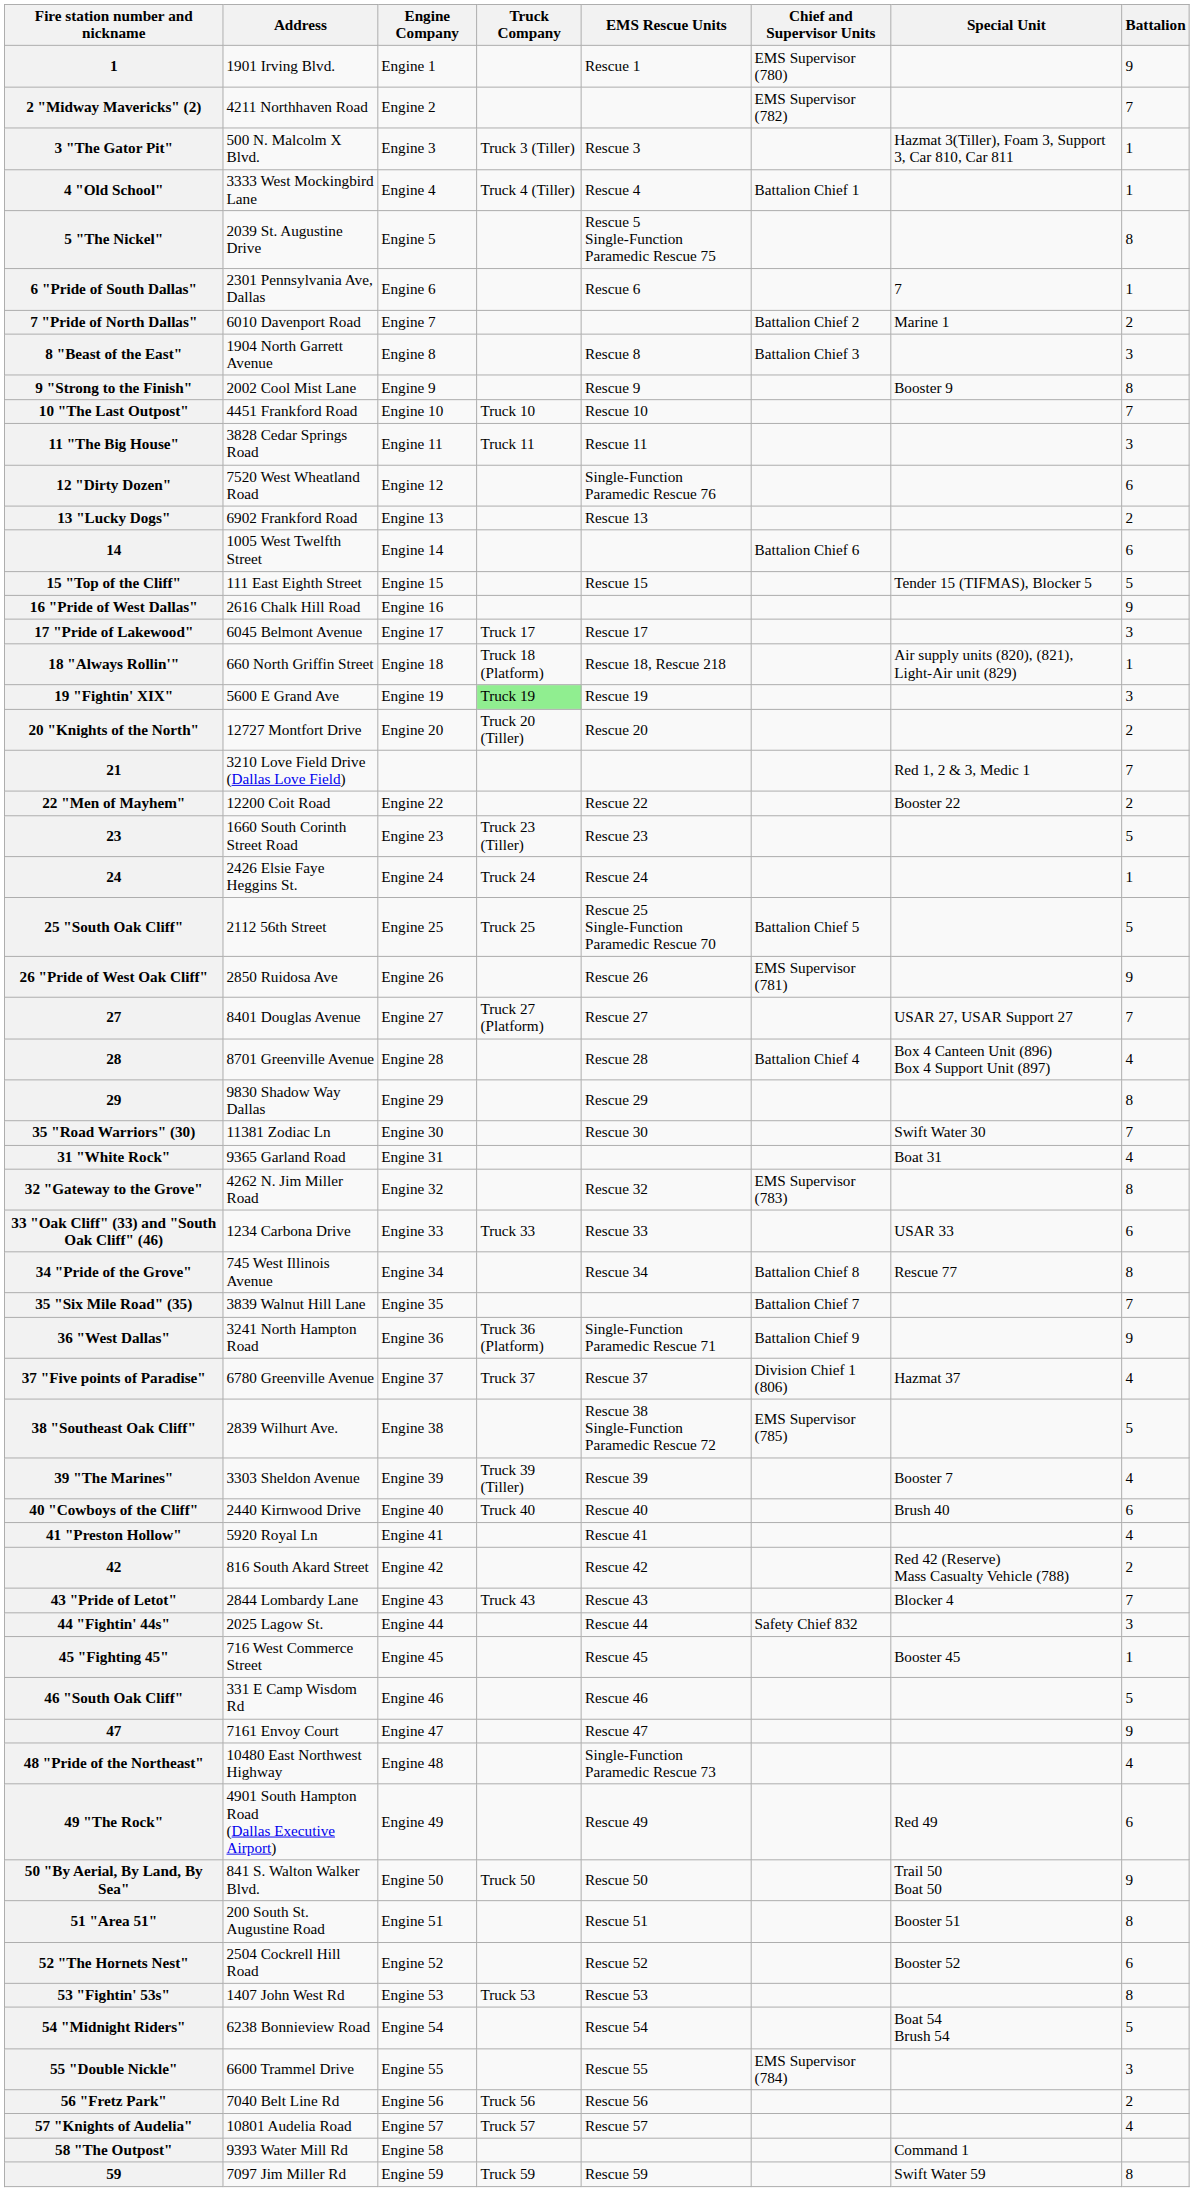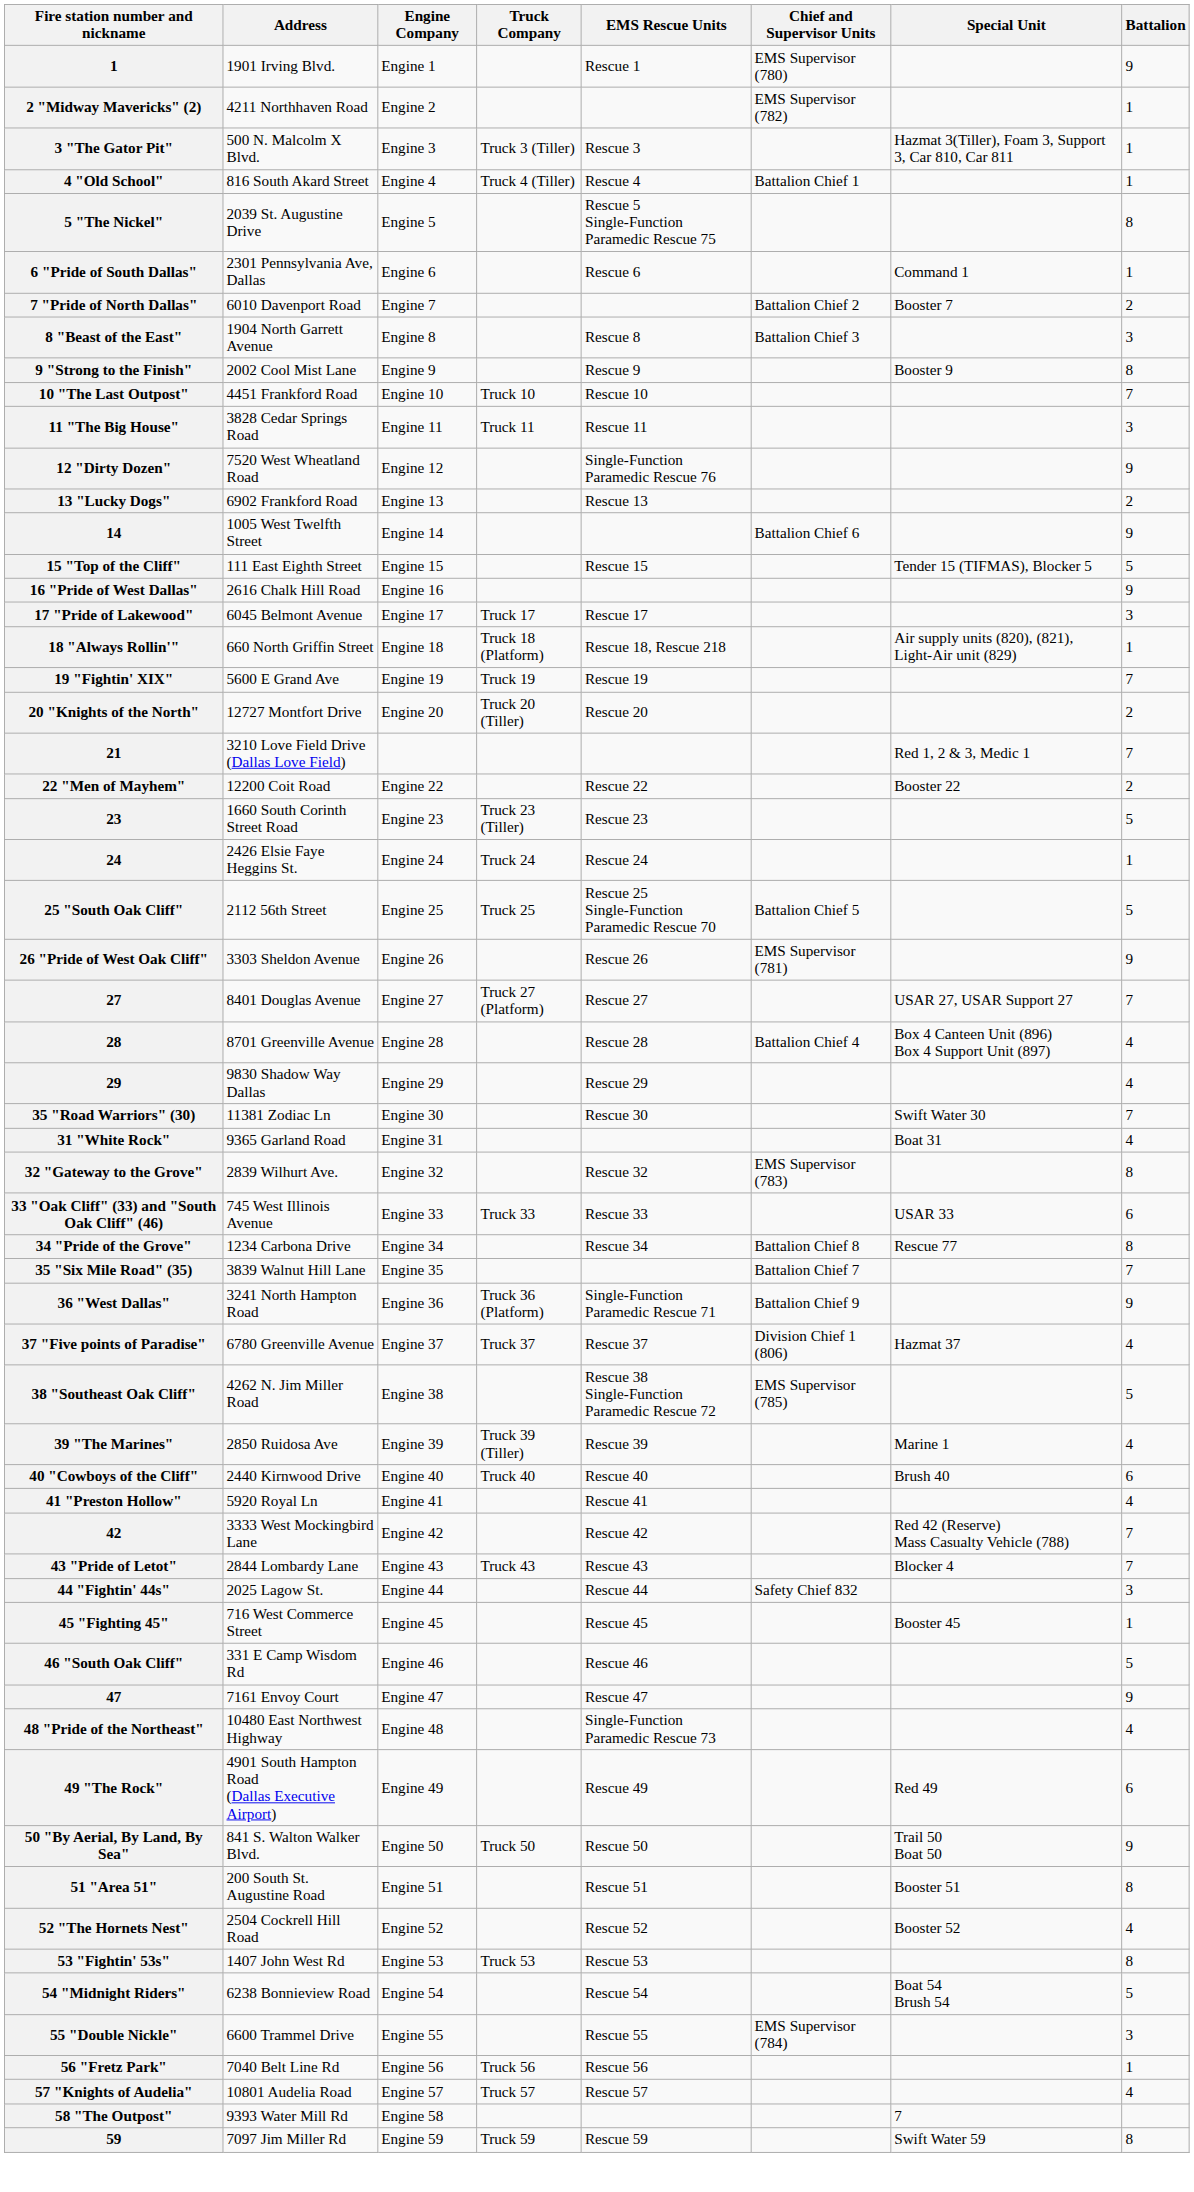(1129, 107) 7 -> (1129, 107) 1
(300, 189) 3333 West Mockingbird Lane -> (298, 181) 816 South Akard Street
(898, 289) 7 -> (932, 272) Command 1
(922, 322) Marine 1 -> (924, 304) Booster 7
(1129, 485) 6 -> (1129, 468) 9
(1129, 550) 6 -> (1129, 533) 9
(508, 696) lightgreen background -> (508, 679) no background
(1129, 696) 3 -> (1129, 679) 7
(282, 976) 2850 Ruidosa Ave -> (293, 959) 3303 Sheldon Avenue
(1129, 1100) 8 -> (1129, 1083) 4
(285, 1189) 4262 N. Jim Miller Road -> (282, 1172) 2839 Wilhurt Ave.
(289, 1231) 1234 Carbona Drive -> (278, 1213) 745 West Illinois Avenue
(278, 1272) 745 West Illinois Avenue -> (289, 1246) 1234 Carbona Drive
(282, 1428) 2839 Wilhurt Ave. -> (285, 1394) 4262 N. Jim Miller Road
(293, 1478) 3303 Sheldon Avenue -> (282, 1444) 2850 Ruidosa Ave
(924, 1478) Booster 7 -> (922, 1444) Marine 1
(298, 1567) 816 South Akard Street -> (300, 1533) 3333 West Mockingbird Lane
(1129, 1567) 2 -> (1129, 1533) 7
(1129, 1962) 6 -> (1129, 1928) 4
(1129, 2101) 2 -> (1129, 2067) 1
(932, 2150) Command 1 -> (898, 2115) 7
